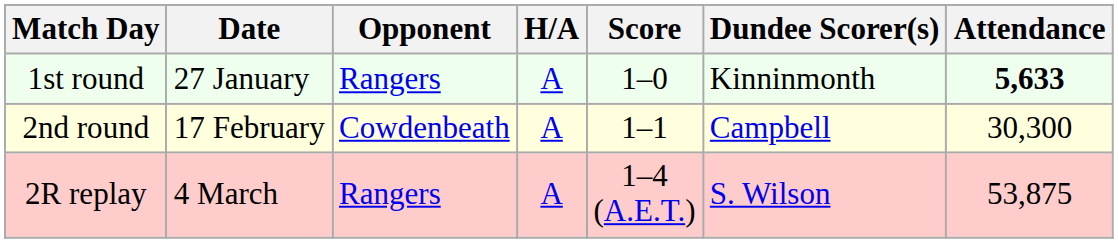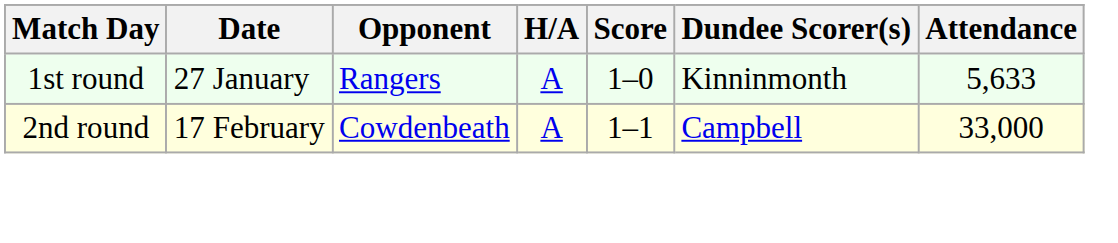(1030, 78) bold -> (1001, 78) normal
(1030, 127) 30,300 -> (1001, 127) 33,000
- row: (86, 194)
